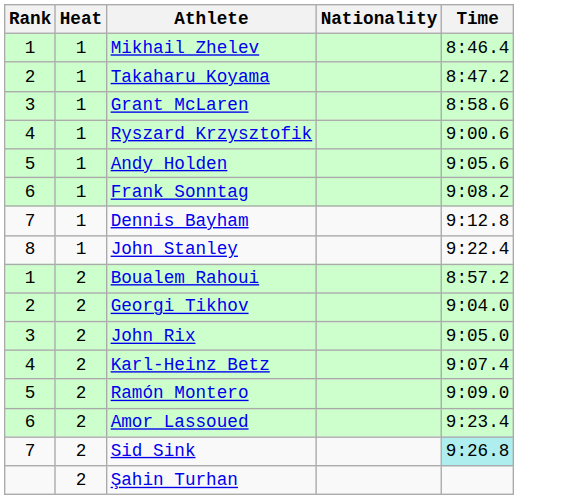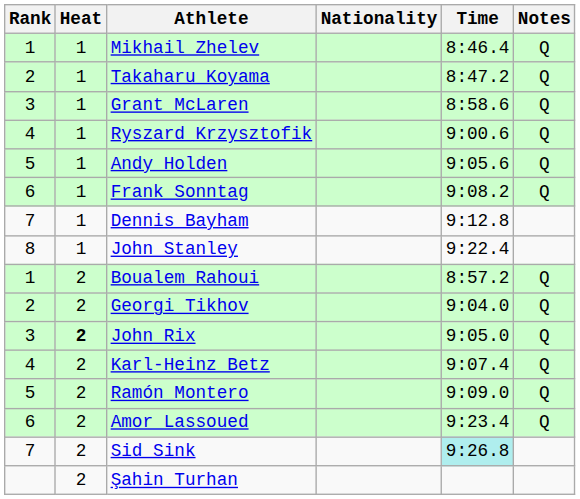+ column: (544, 19)
(81, 336) normal -> (81, 336) bold
